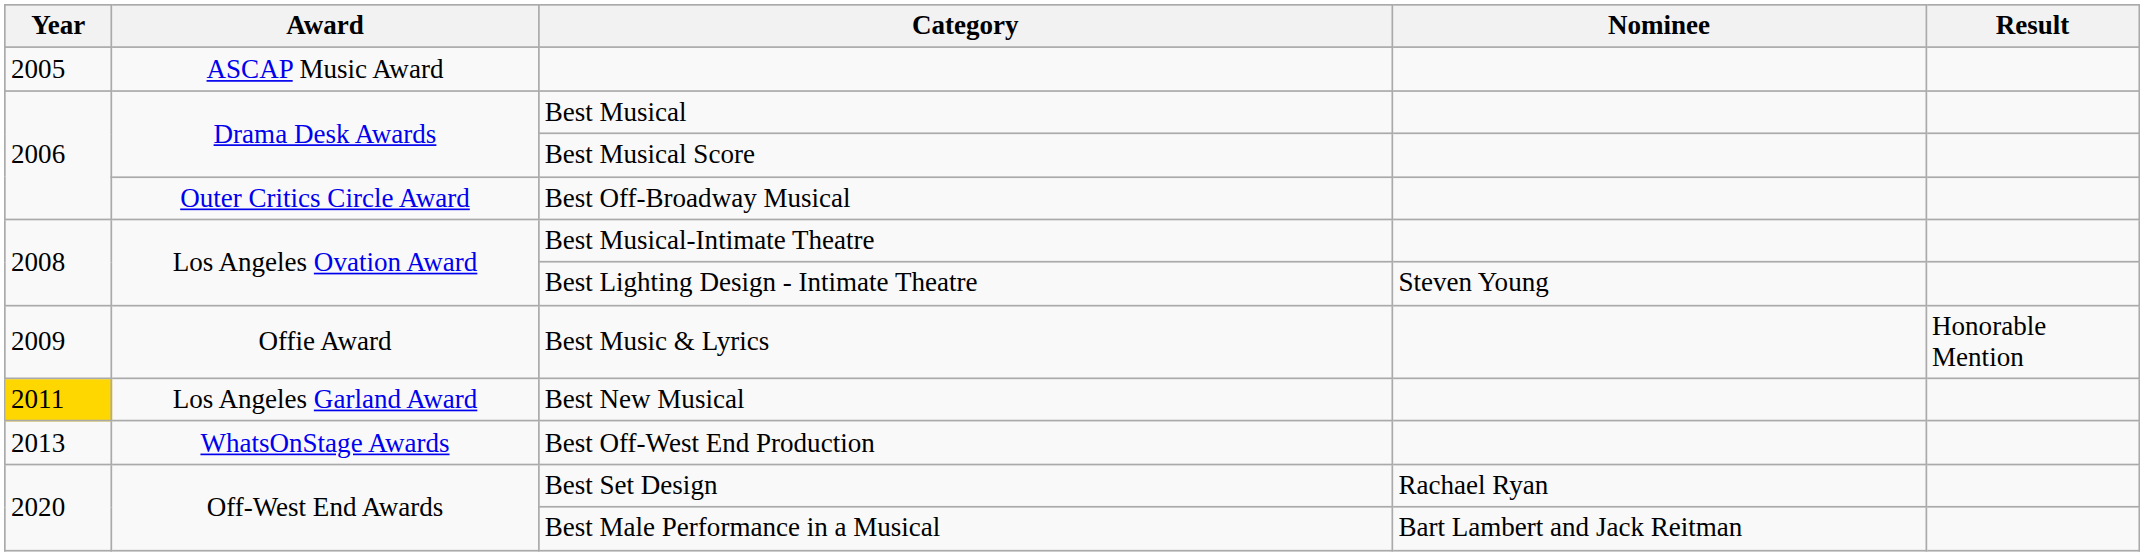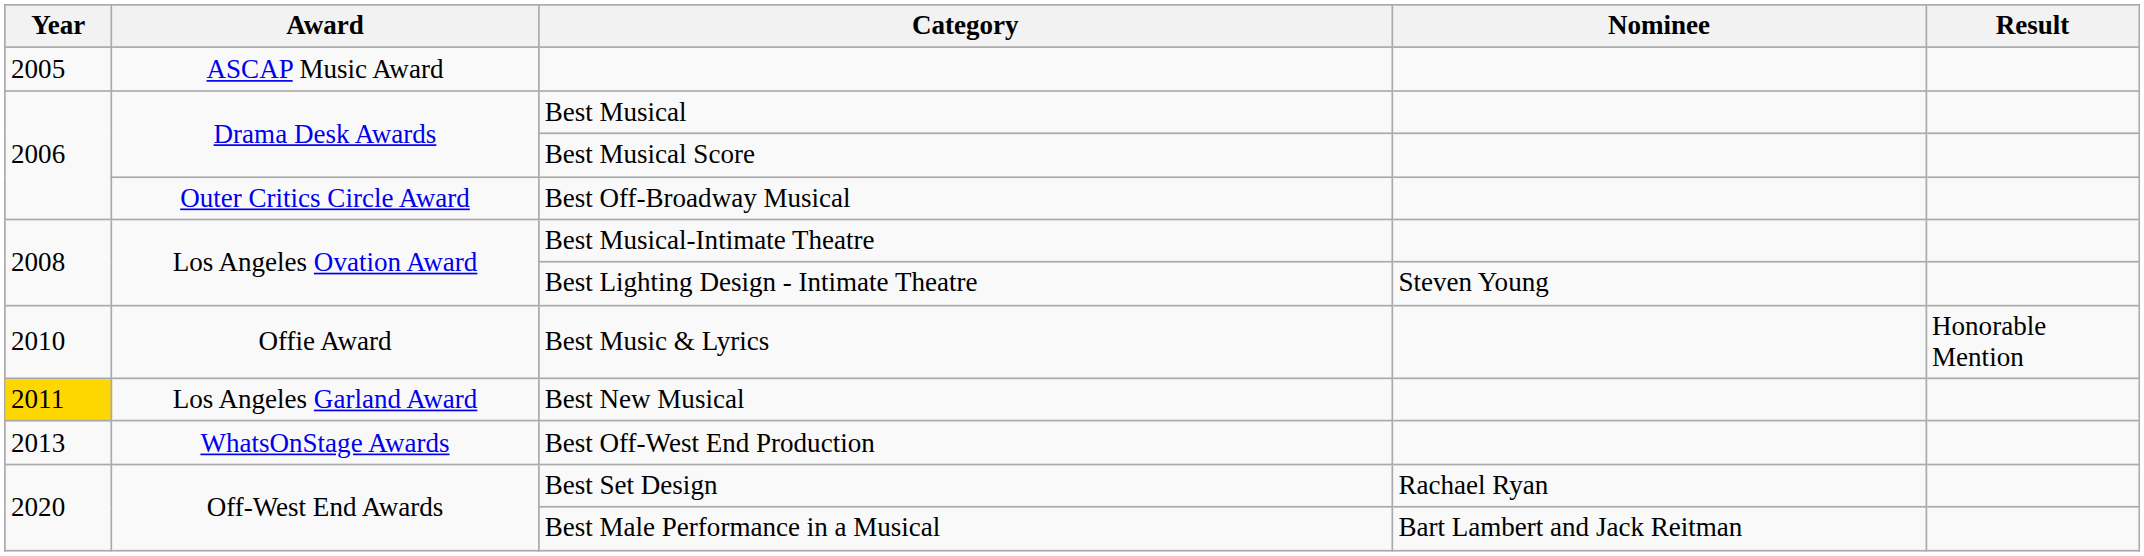(38, 341) 2009 -> (38, 341) 2010
